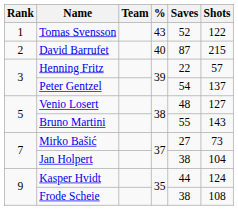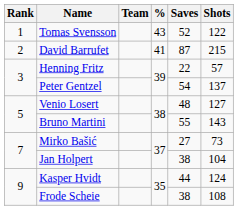(160, 50) 40 -> (160, 50) 41
